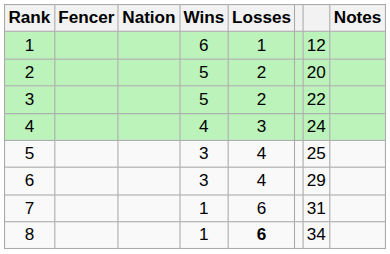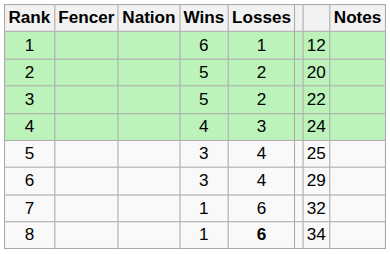(316, 208) 31 -> (316, 208) 32
